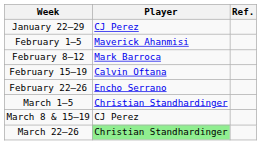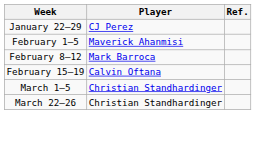- row: (48, 87)
- row: (48, 117)
(161, 132) lightgreen background -> (155, 102) no background
